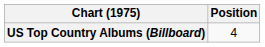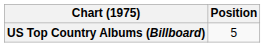(234, 32) 4 -> (234, 32) 5
